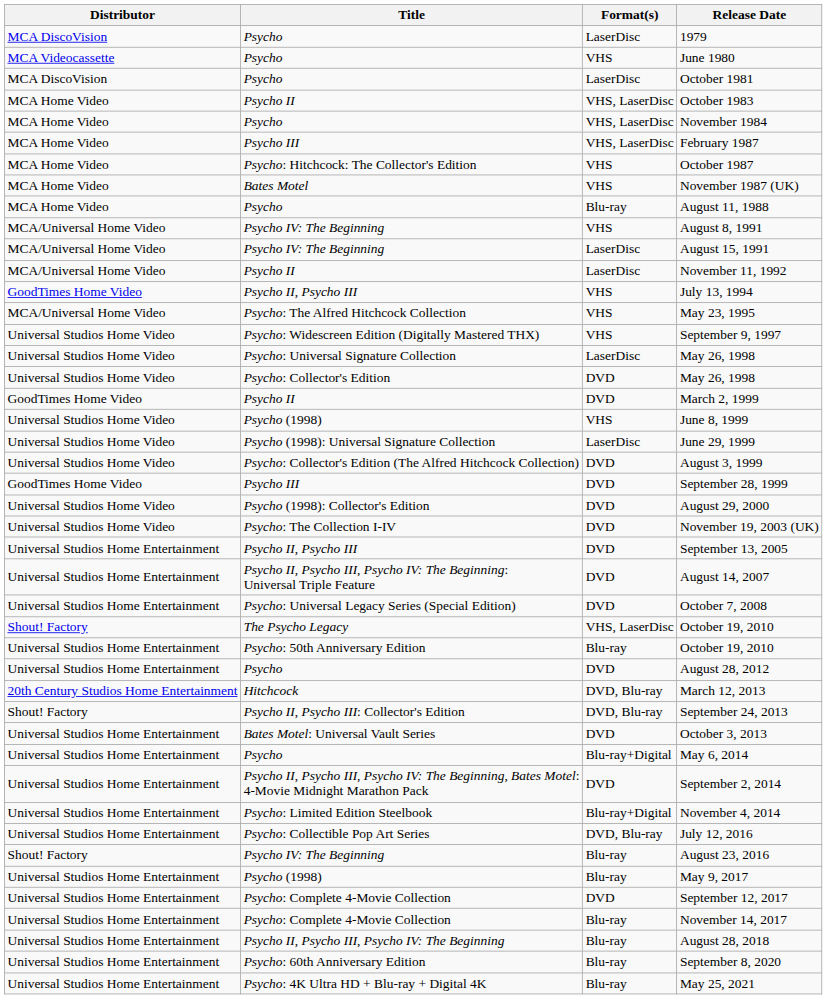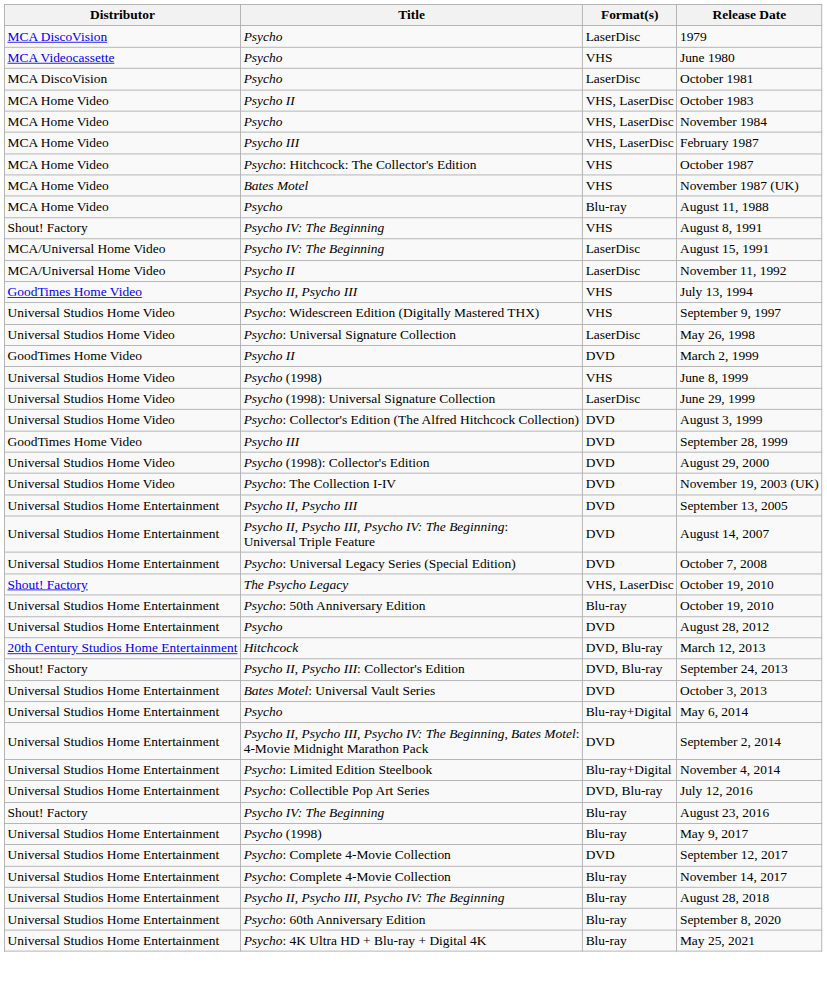(87, 228) MCA/Universal Home Video -> (48, 228) Shout! Factory
- row: (355, 313)
- row: (317, 377)
